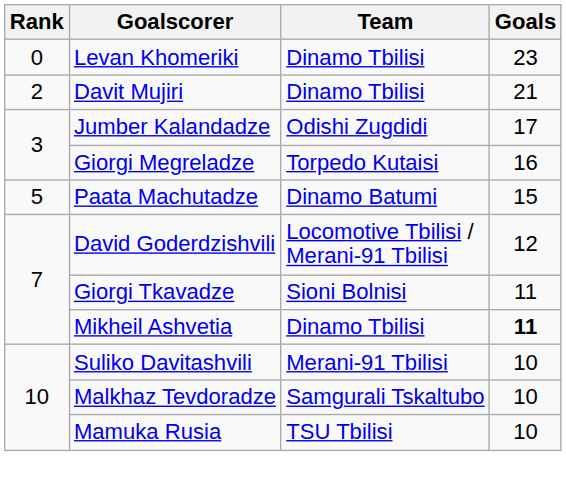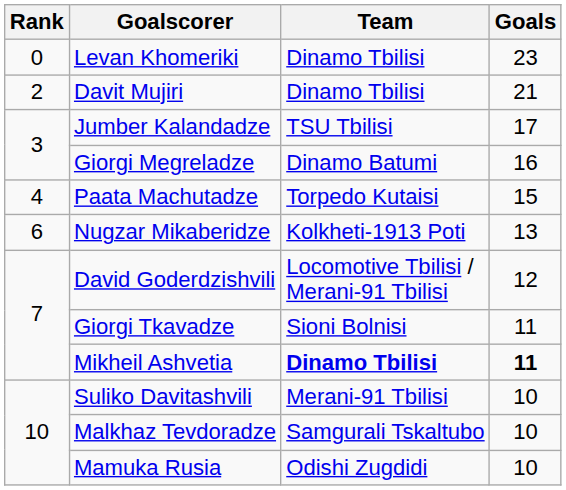(357, 127) Odishi Zugdidi -> (339, 127) TSU Tbilisi
(362, 162) Torpedo Kutaisi -> (362, 162) Dinamo Batumi
(37, 197) 5 -> (37, 197) 4
(362, 197) Dinamo Batumi -> (362, 197) Torpedo Kutaisi
+ row: (172, 232)
(355, 326) normal -> (362, 362) bold
(339, 432) TSU Tbilisi -> (357, 467) Odishi Zugdidi
